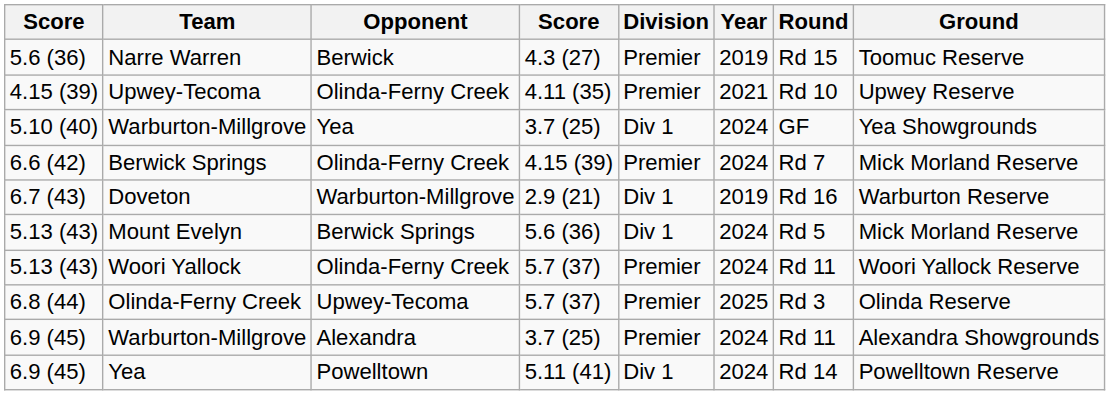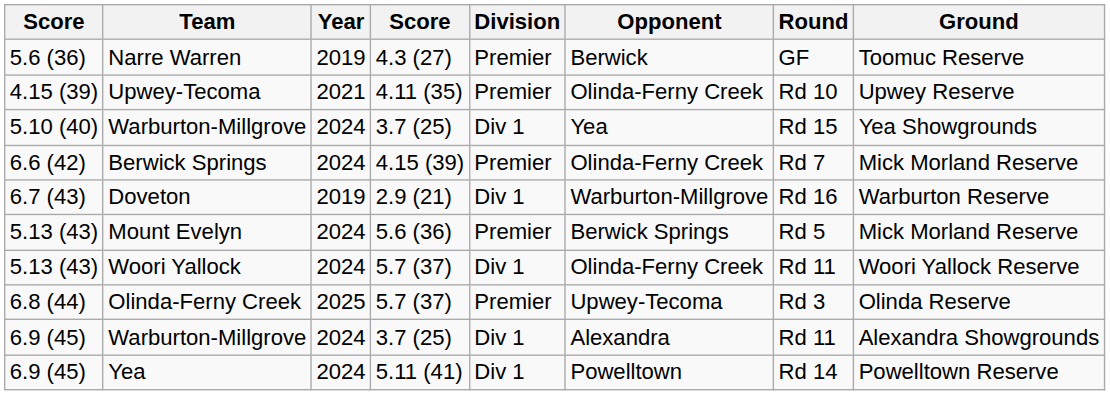columns swapped: (415, 22) <-> (744, 22)
(808, 57) Rd 15 -> (794, 57) GF
(794, 127) GF -> (808, 127) Rd 15
(648, 232) Div 1 -> (513, 232) Premier
(662, 267) Premier -> (499, 267) Div 1
(662, 337) Premier -> (499, 337) Div 1
